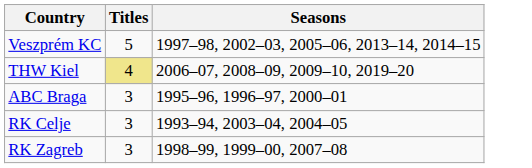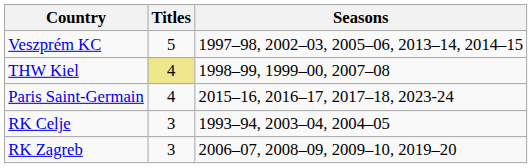(285, 70) 2006–07, 2008–09, 2009–10, 2019–20 -> (294, 70) 1998–99, 1999–00, 2007–08
+ row: (76, 96)
- row: (47, 96)
(252, 149) 1998–99, 1999–00, 2007–08 -> (328, 149) 2006–07, 2008–09, 2009–10, 2019–20
